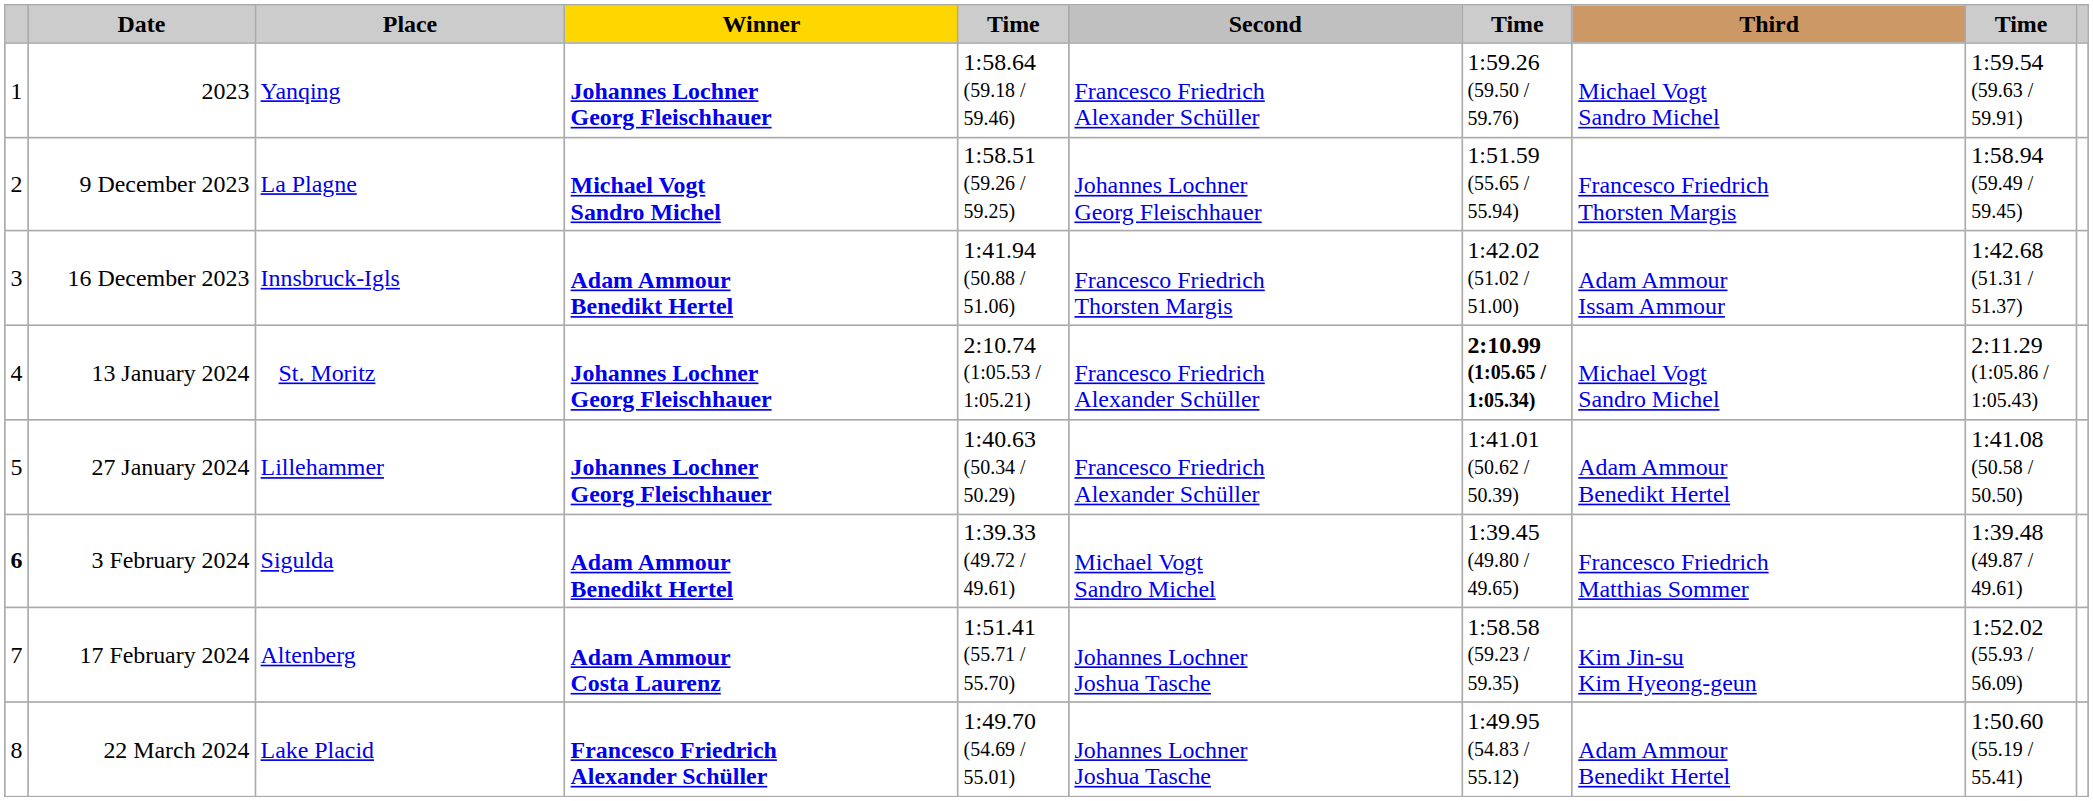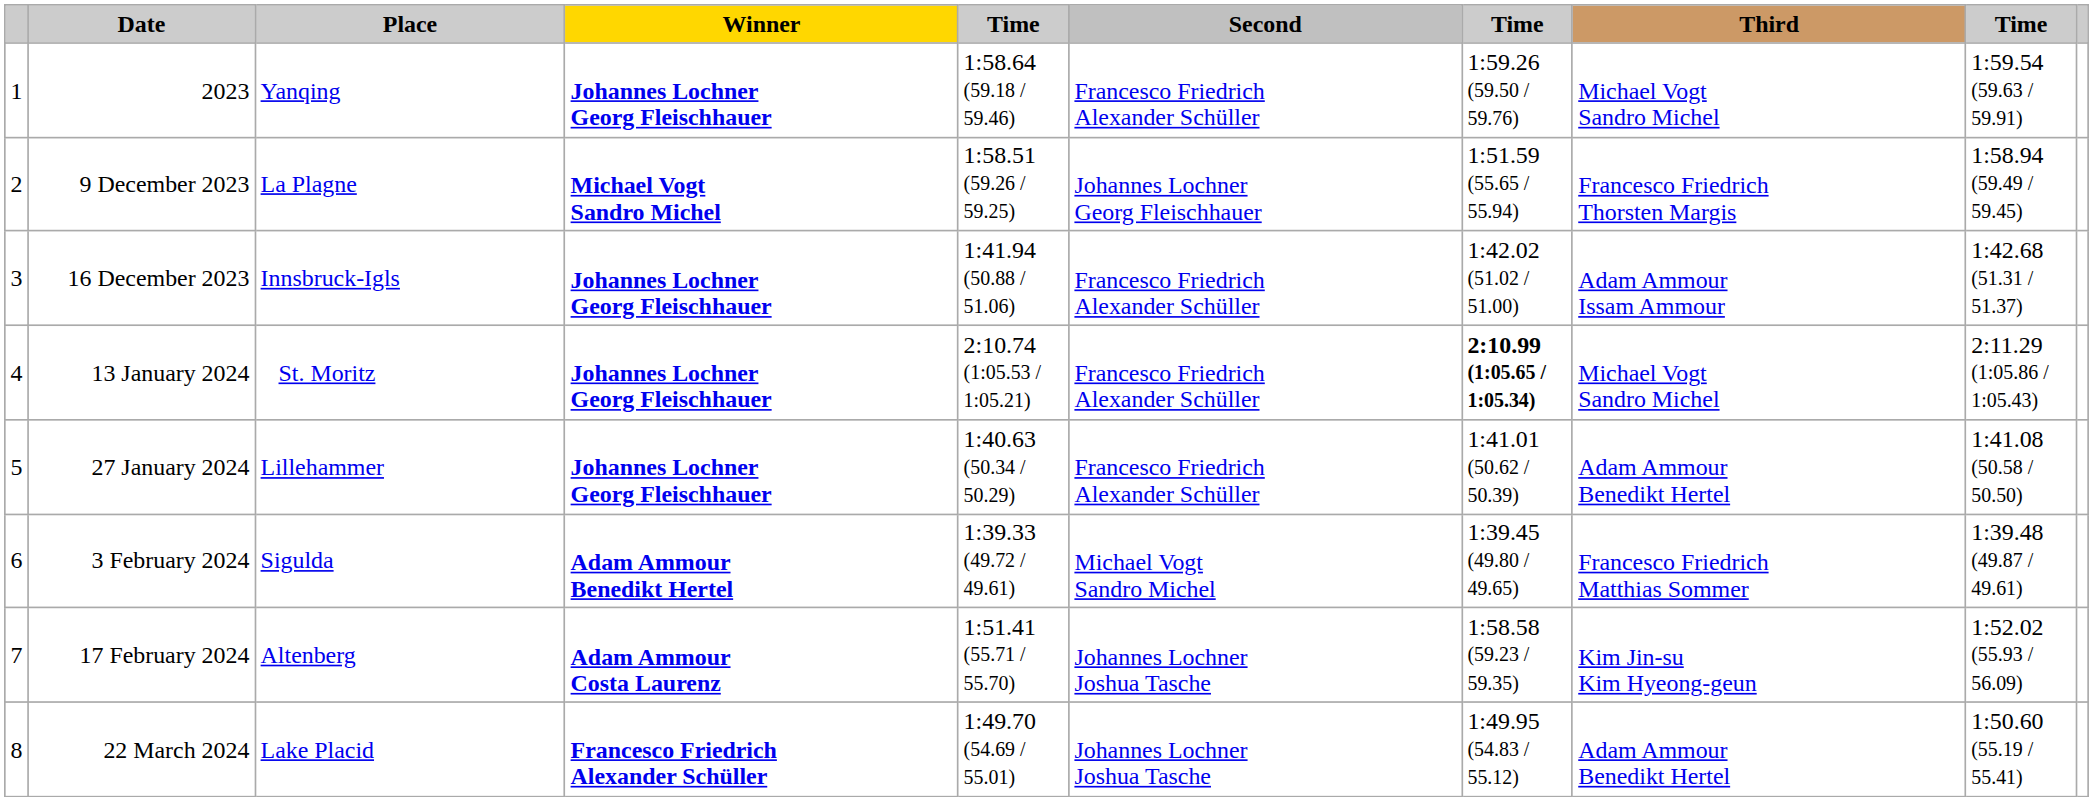(652, 293) Adam Ammour Benedikt Hertel -> (671, 293) Johannes Lochner Georg Fleischhauer
(1170, 293) Francesco Friedrich Thorsten Margis -> (1170, 293) Francesco Friedrich Alexander Schüller
(16, 561) bold -> (16, 561) normal
